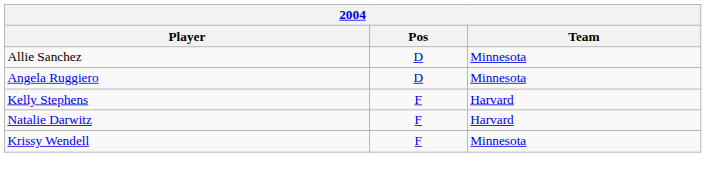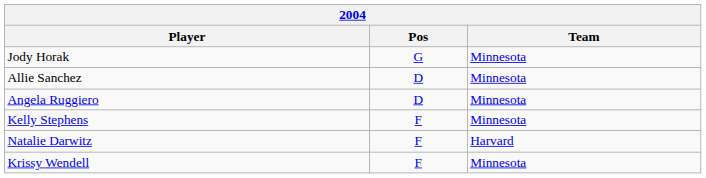+ row: (38, 57)
(492, 99) Harvard -> (498, 120) Minnesota
